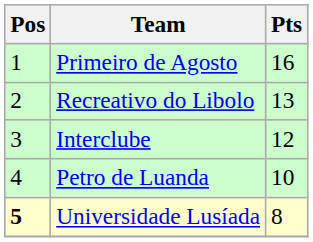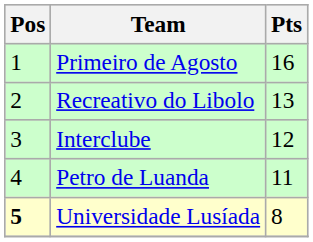(283, 178) 10 -> (282, 178) 11
